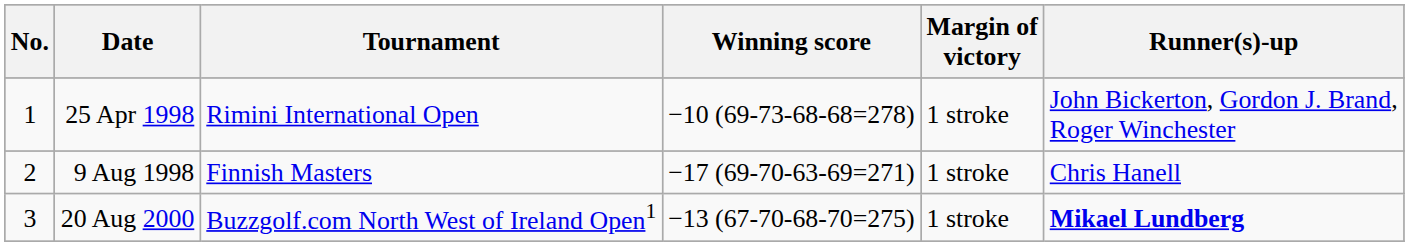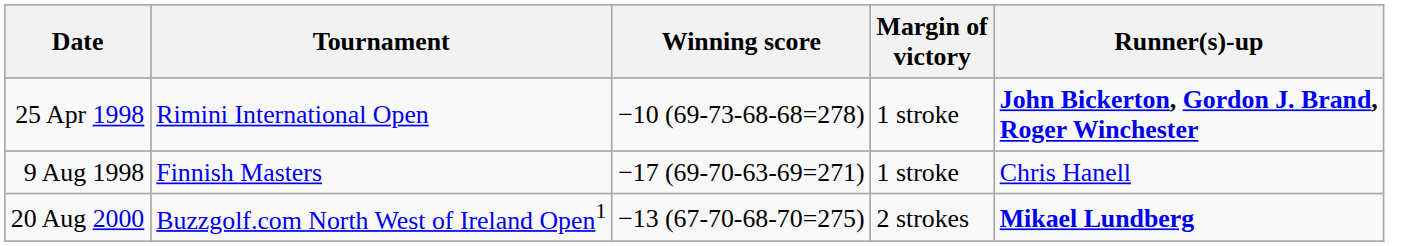- column: (30, 41)
(1224, 114) normal -> (1189, 114) bold
(968, 217) 1 stroke -> (923, 217) 2 strokes
